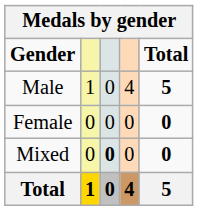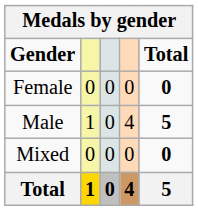rows swapped: (43, 88) <-> (43, 121)
(110, 155) bold -> (110, 155) normal
